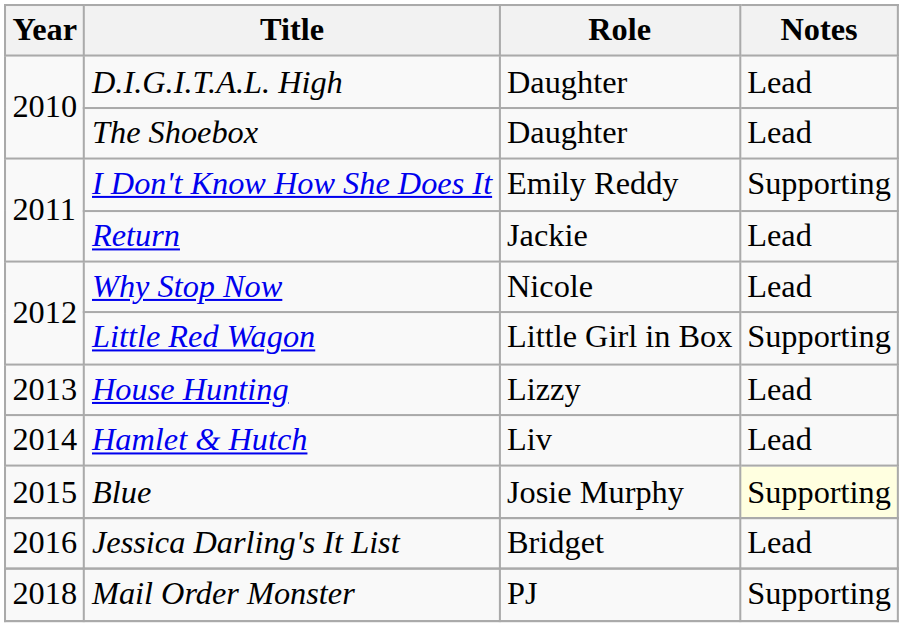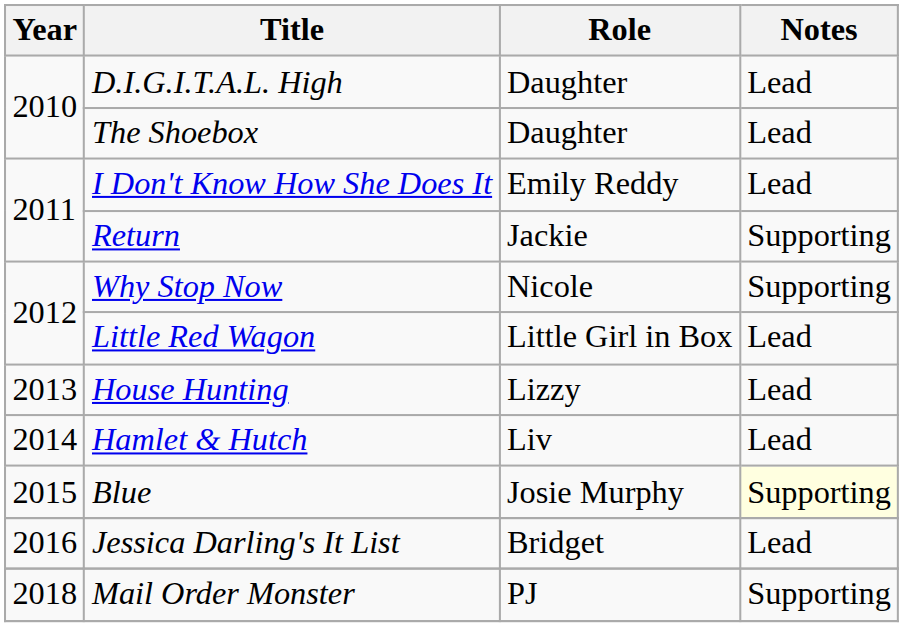(819, 183) Supporting -> (780, 183) Lead
(780, 235) Lead -> (819, 235) Supporting
(780, 286) Lead -> (819, 286) Supporting
(819, 337) Supporting -> (780, 337) Lead
